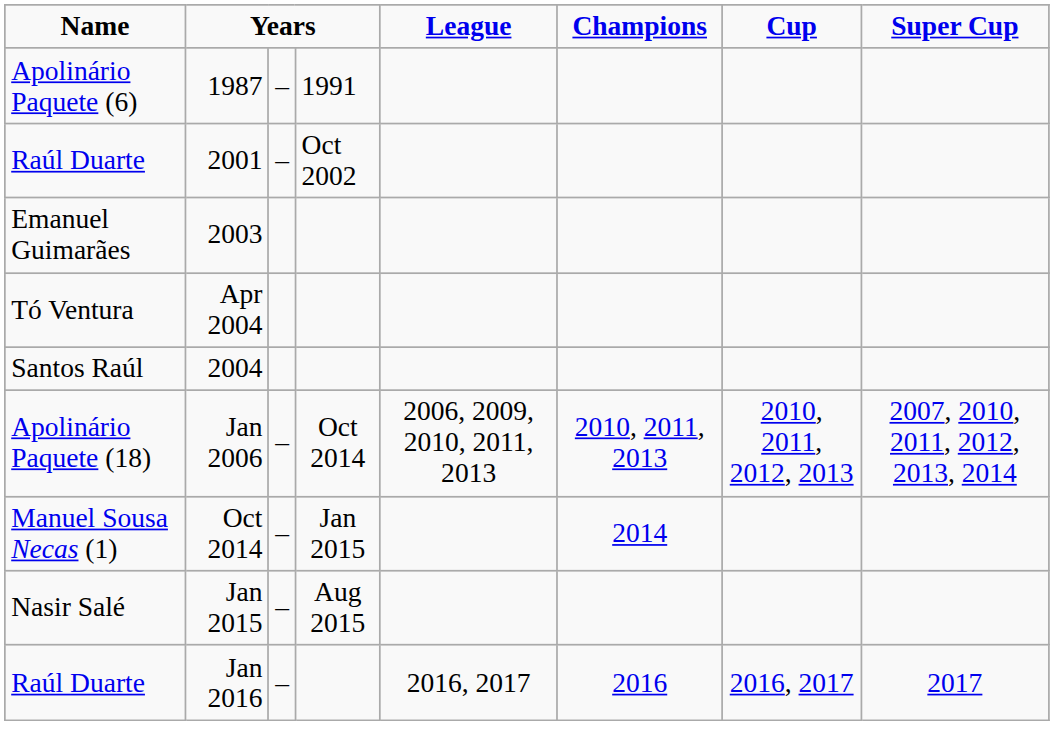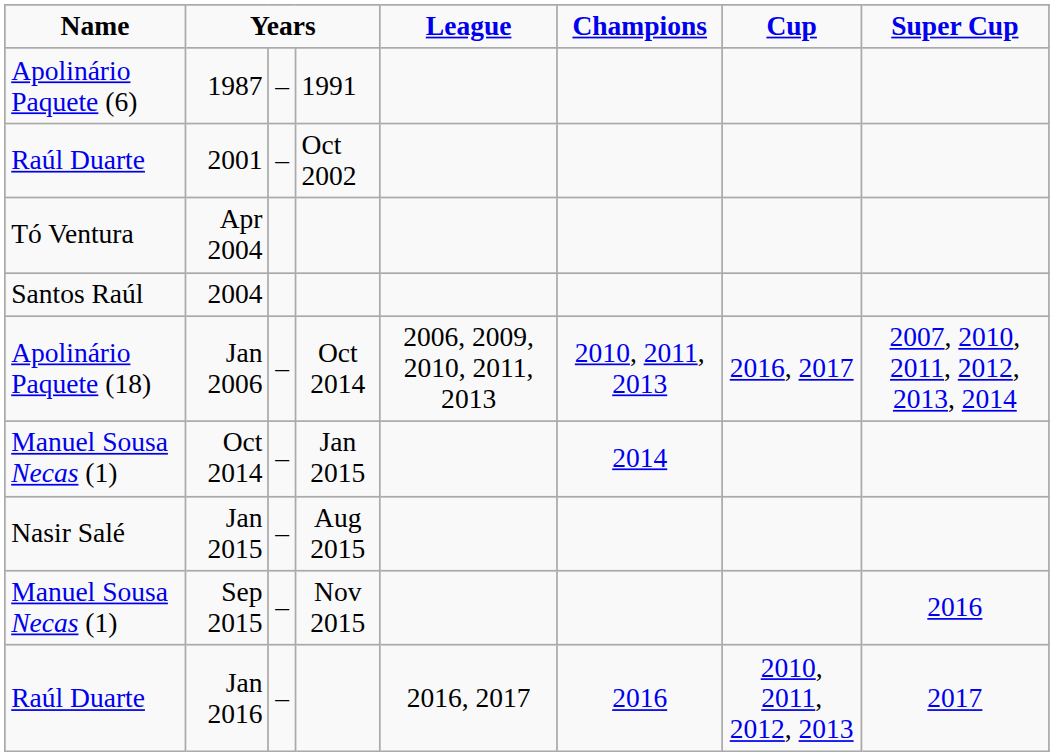- row: (235, 234)
(792, 442) 2010, 2011, 2012, 2013 -> (792, 368) 2016, 2017
+ row: (235, 607)
(792, 682) 2016, 2017 -> (792, 697) 2010, 2011, 2012, 2013
